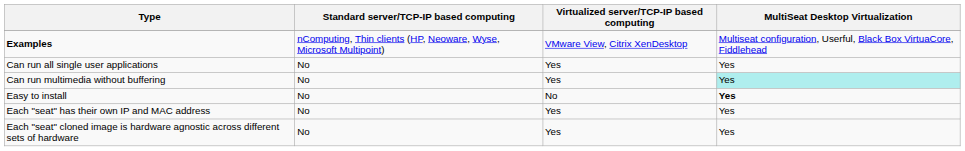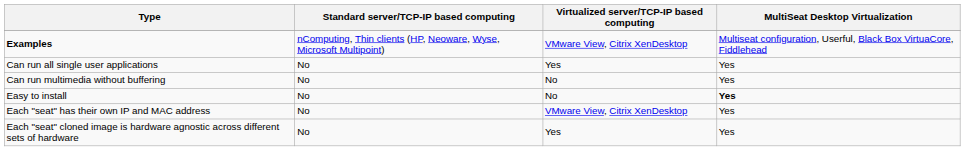(553, 80) Yes -> (551, 80) No
(727, 80) paleturquoise background -> (727, 80) no background
(553, 111) Yes -> (616, 111) VMware View, Citrix XenDesktop
